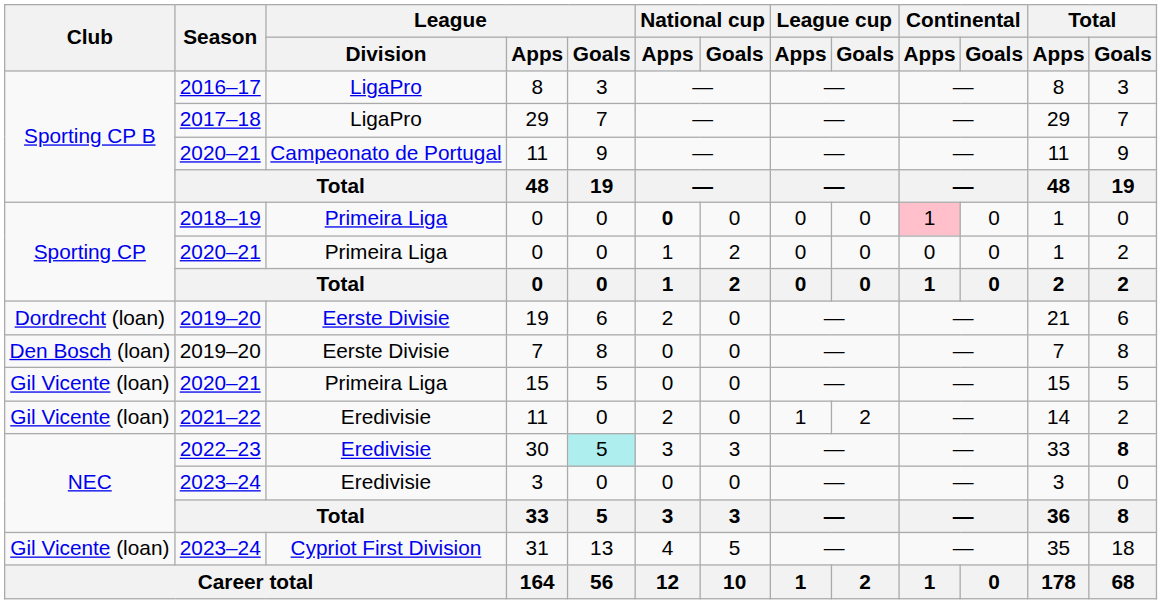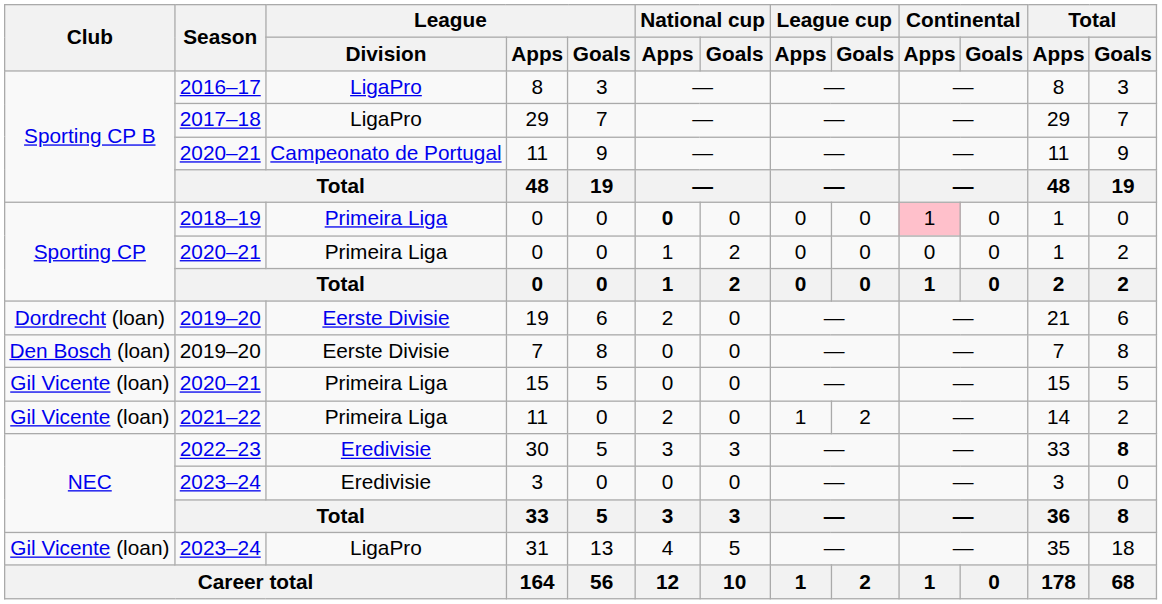(386, 416) Eredivisie -> (386, 416) Primeira Liga
(602, 449) paleturquoise background -> (602, 449) no background
(386, 548) Cypriot First Division -> (386, 548) LigaPro
